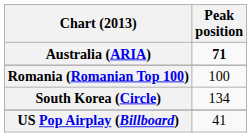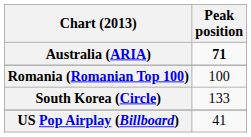(219, 98) 134 -> (219, 98) 133
